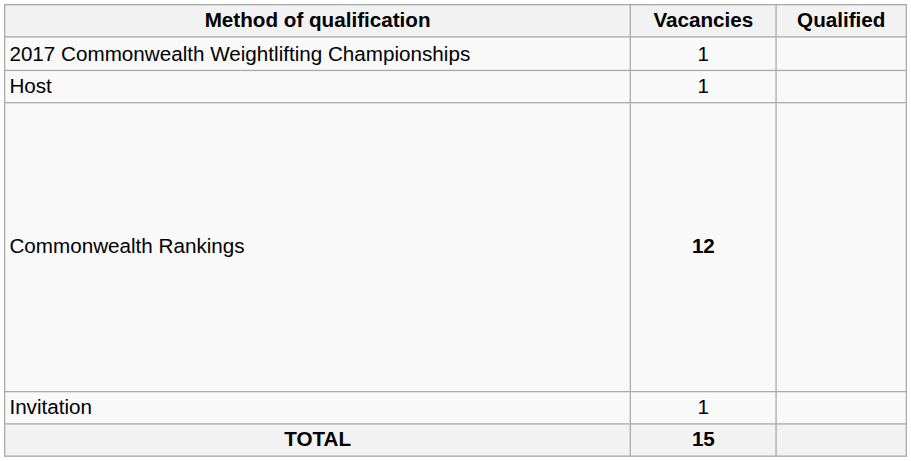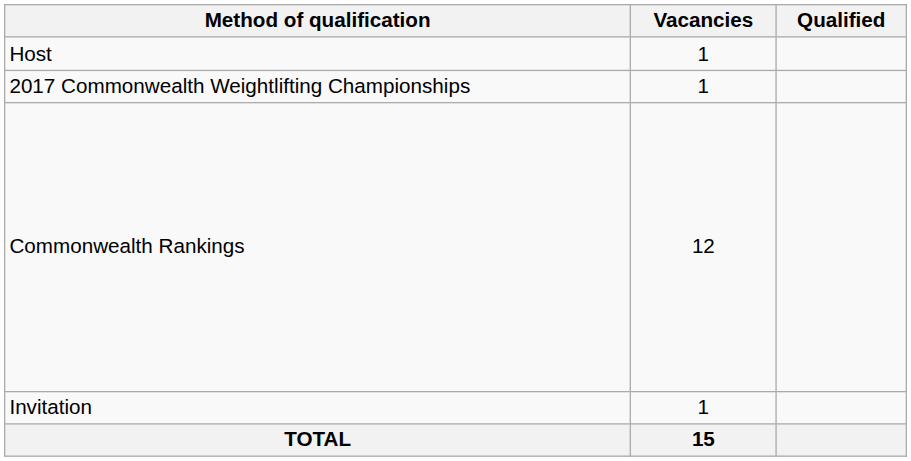rows swapped: (31, 86) <-> (240, 53)
(703, 246) bold -> (703, 246) normal
